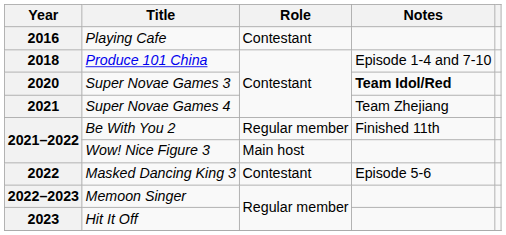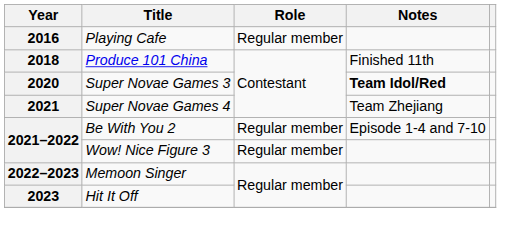(277, 38) Contestant -> (290, 38) Regular member
(423, 60) Episode 1-4 and 7-10 -> (392, 60) Finished 11th
(397, 128) Finished 11th -> (418, 128) Episode 1-4 and 7-10
(273, 151) Main host -> (290, 151) Regular member
- row: (161, 173)
